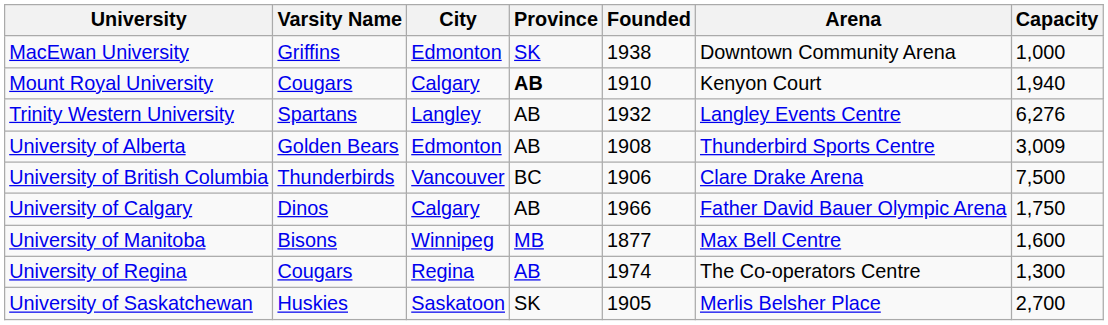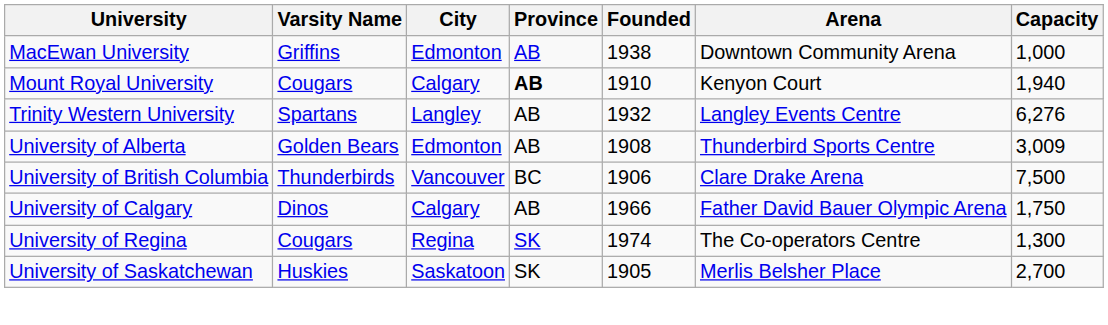(527, 51) SK -> (527, 51) AB
- row: (107, 240)
(527, 271) AB -> (527, 240) SK
